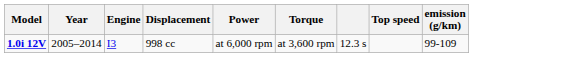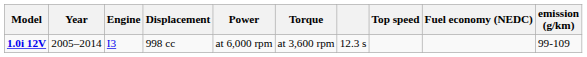+ column: (479, 19)
